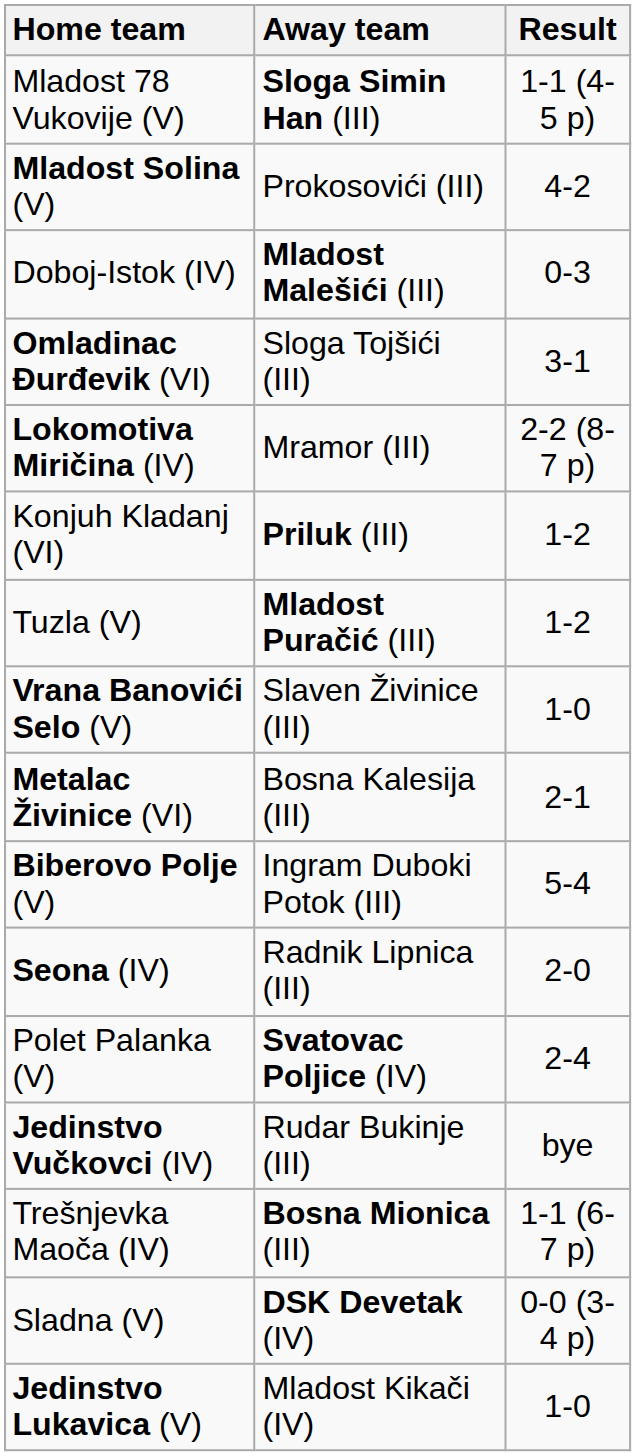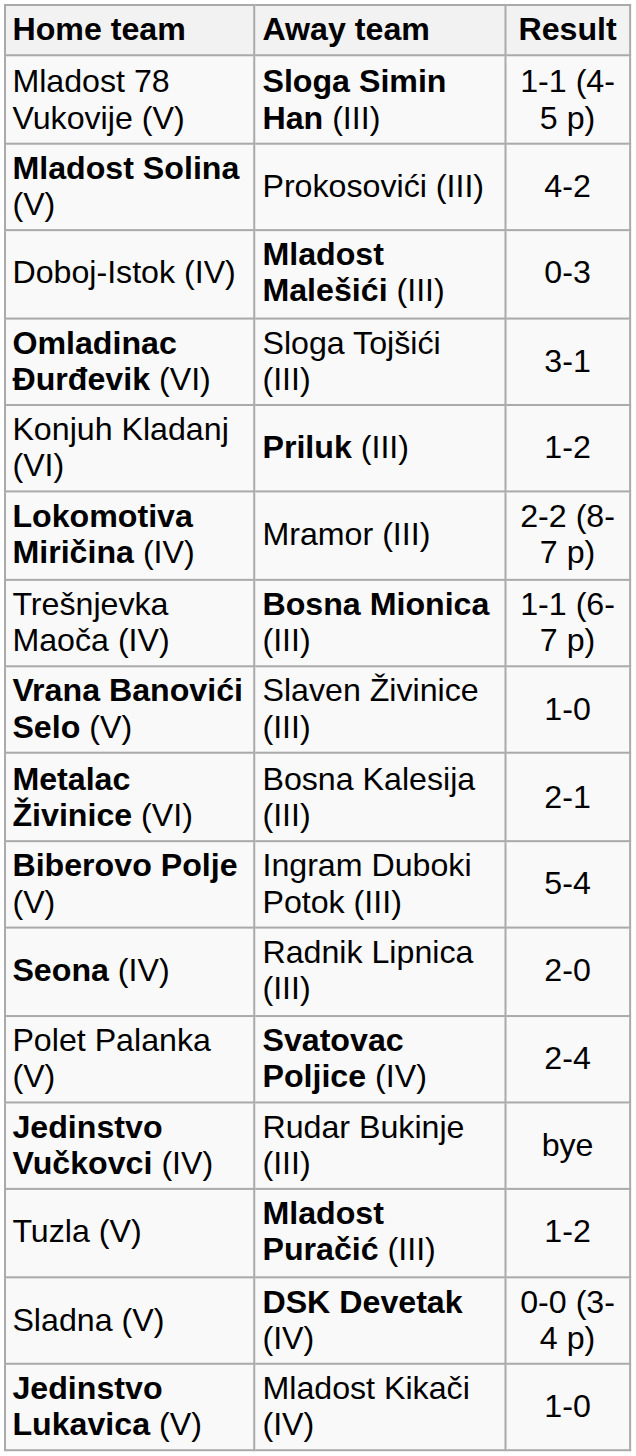rows swapped: (121, 535) <-> (104, 447)
rows swapped: (91, 1232) <-> (77, 622)
